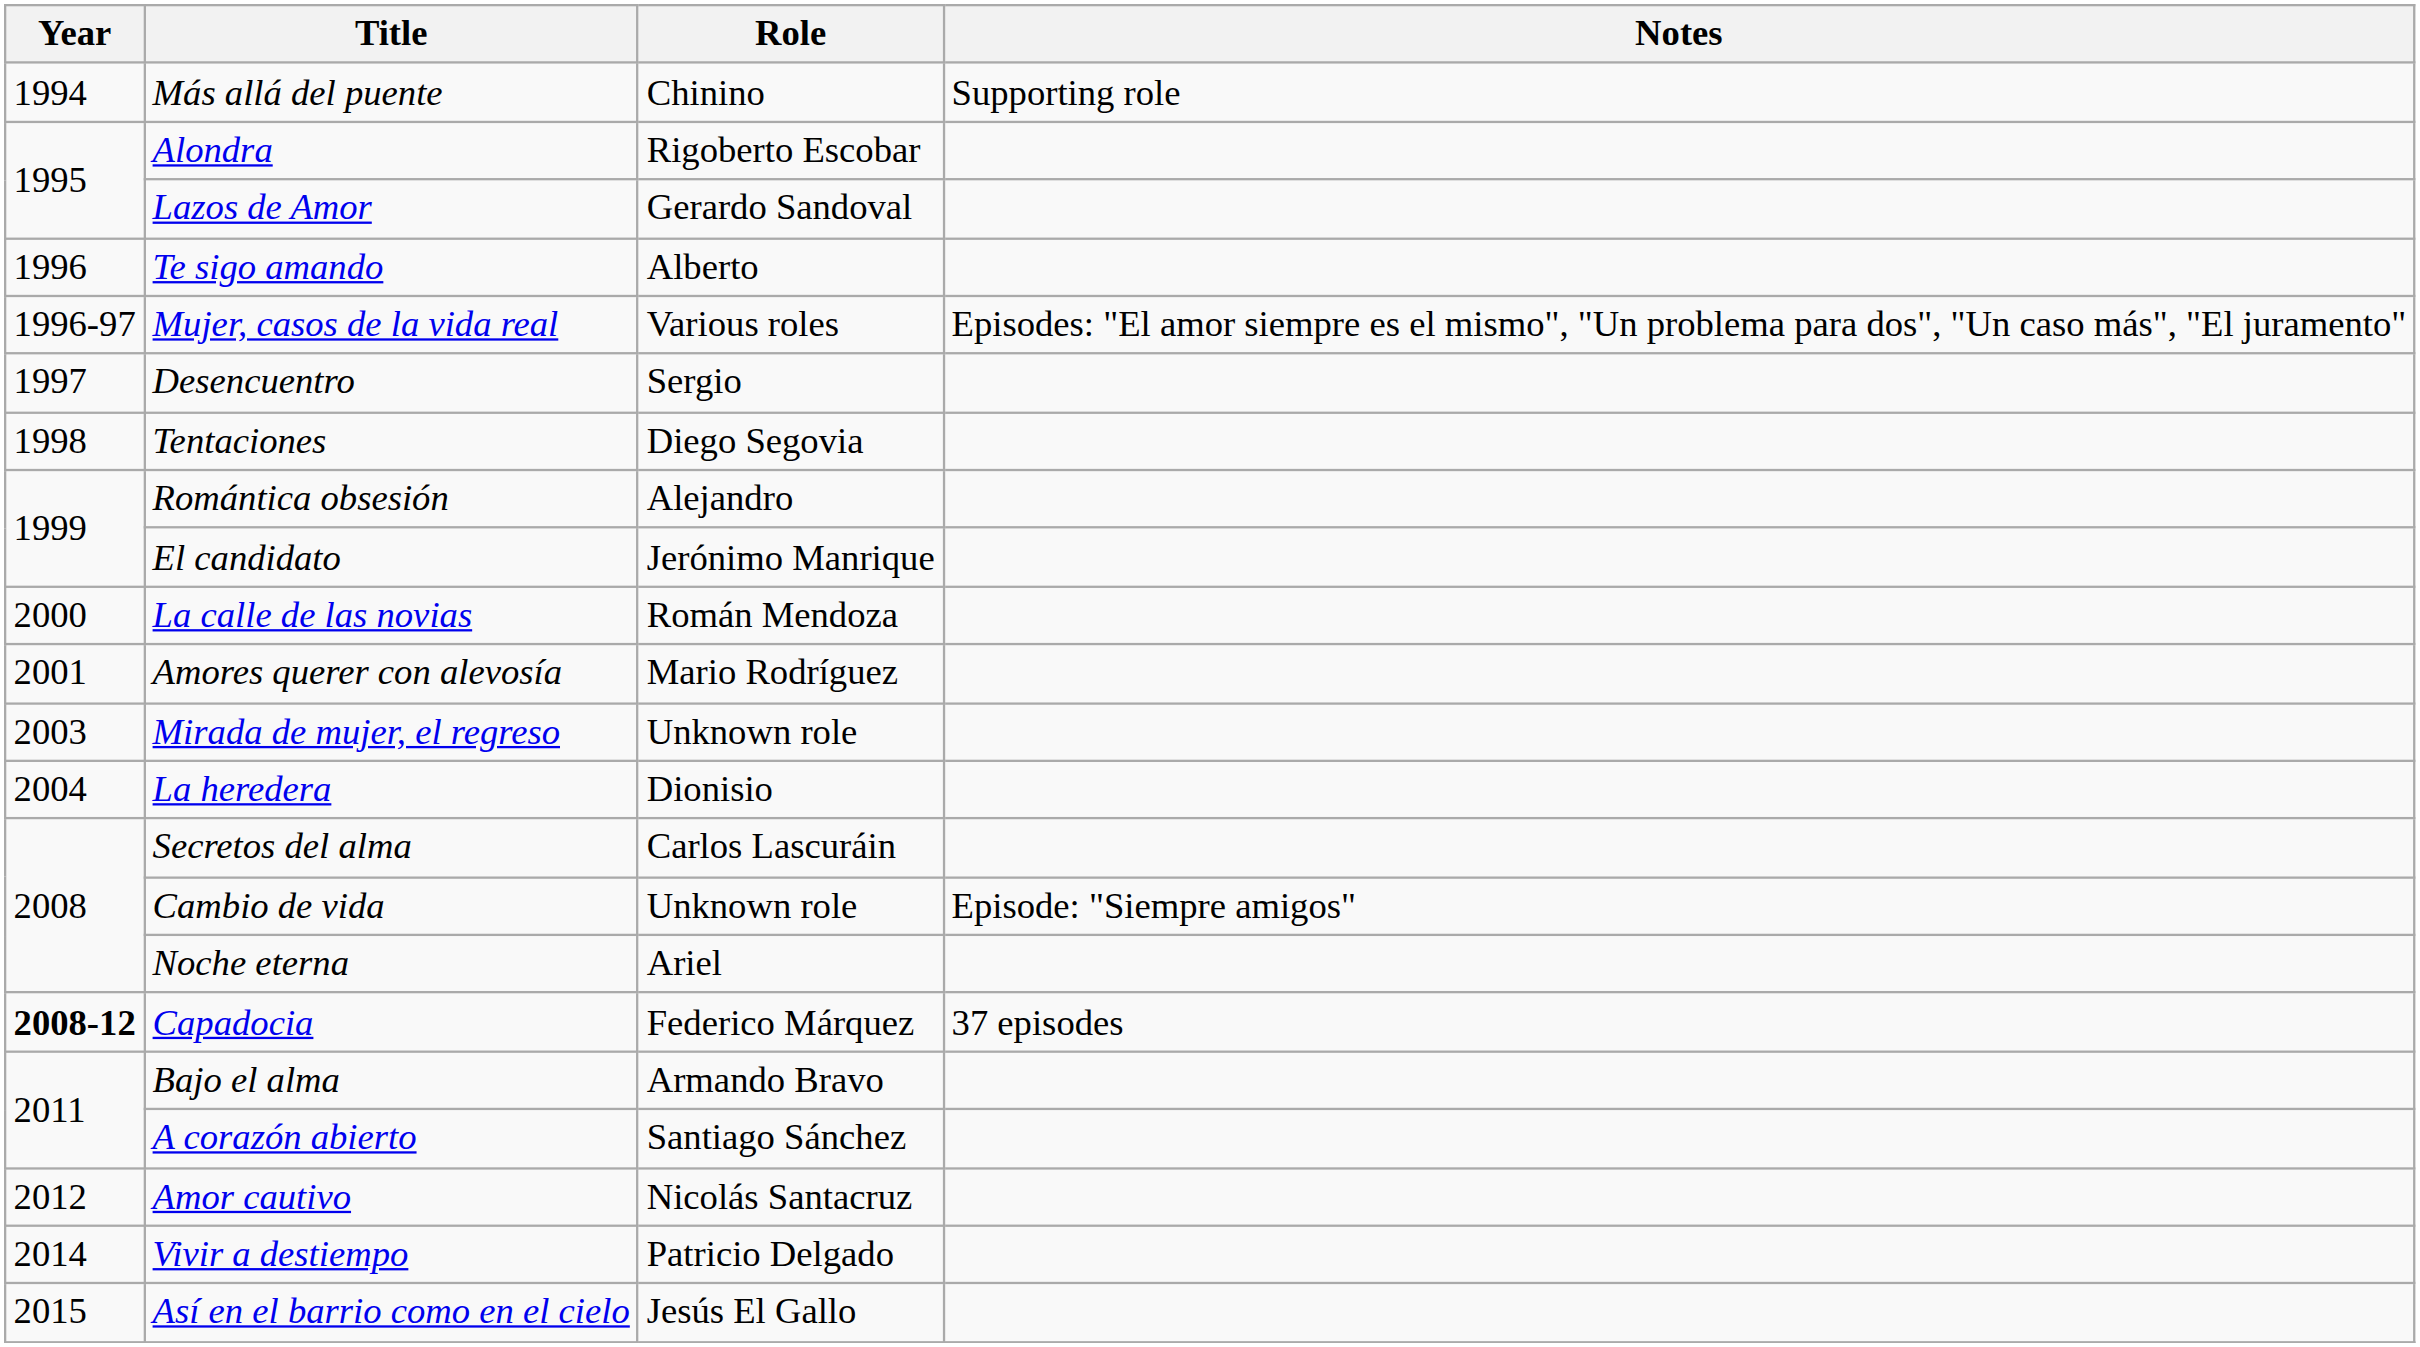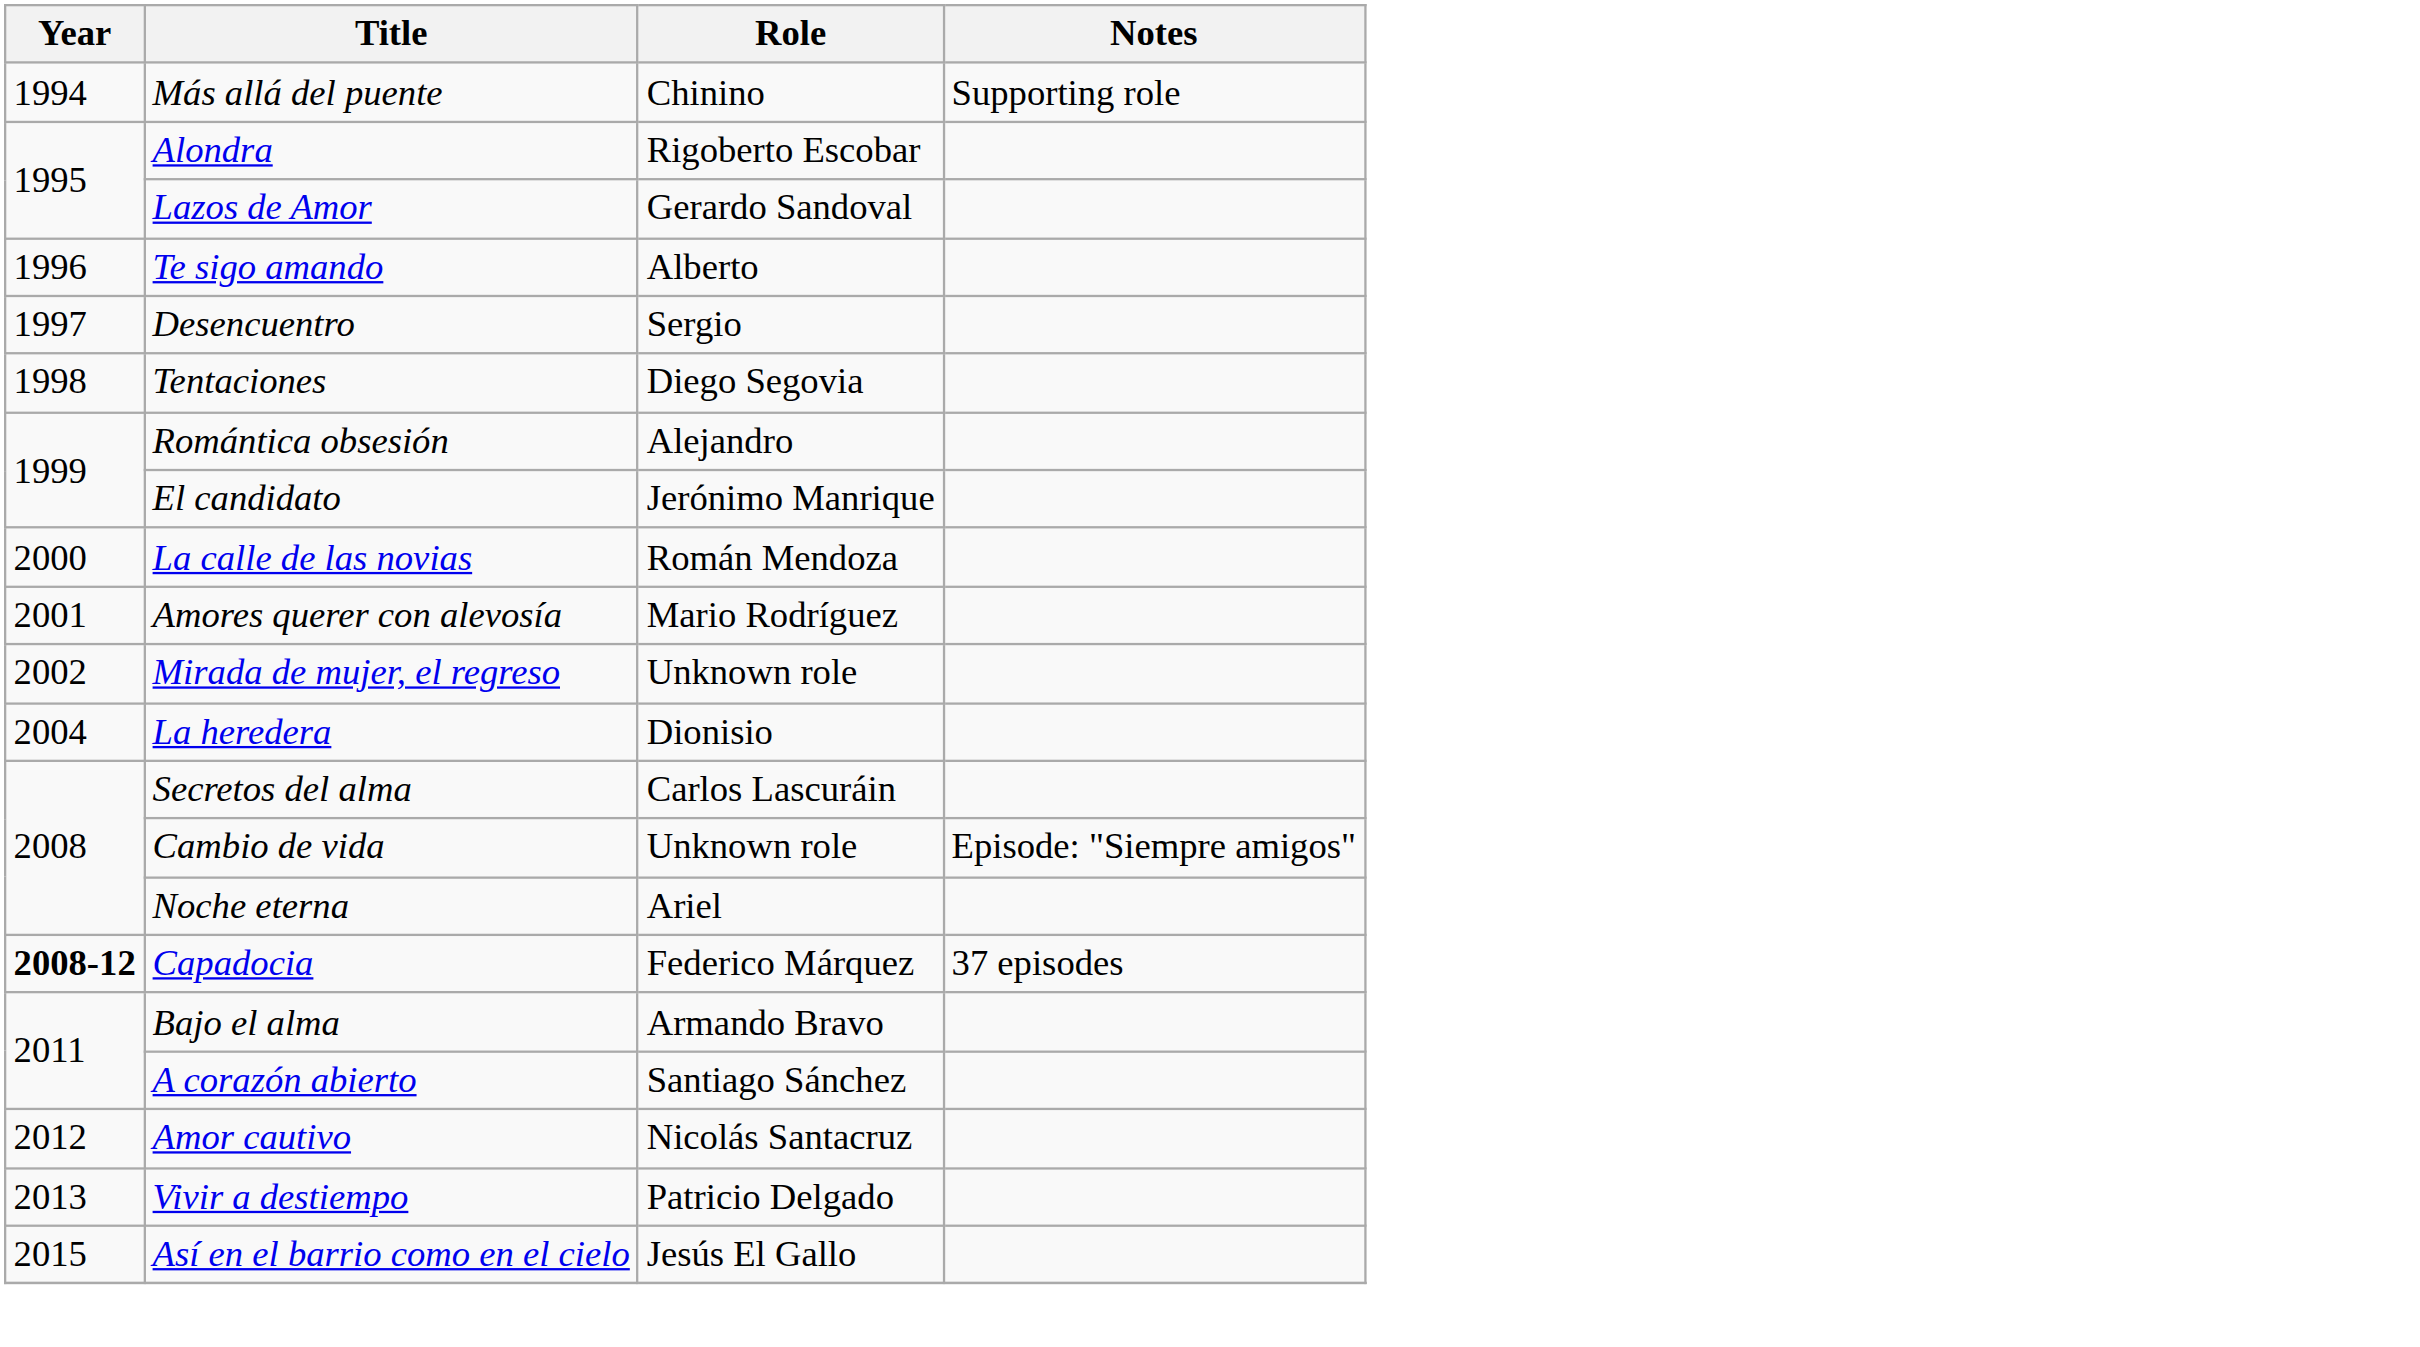- row: (355, 324)
(50, 730) 2003 -> (50, 672) 2002
(50, 1253) 2014 -> (50, 1195) 2013
